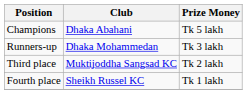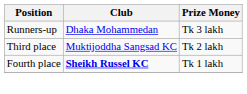- row: (31, 30)
(105, 81) normal -> (107, 64) bold
